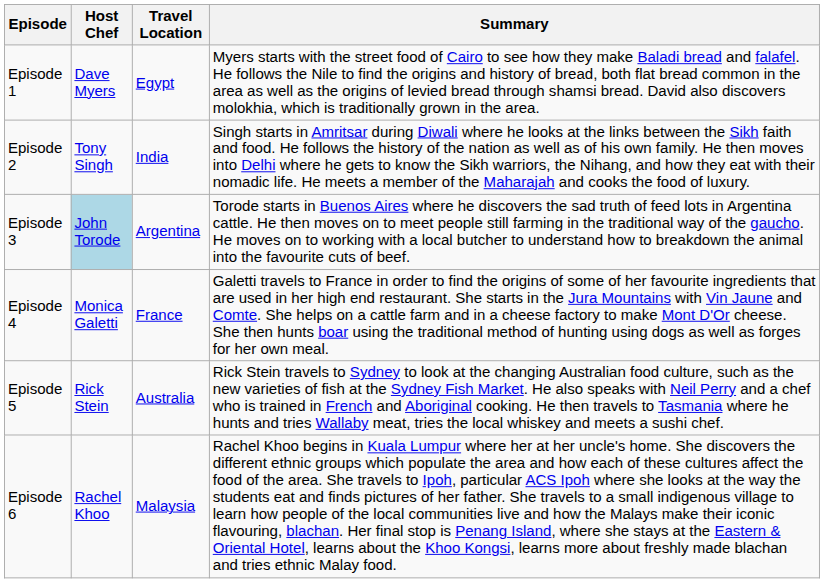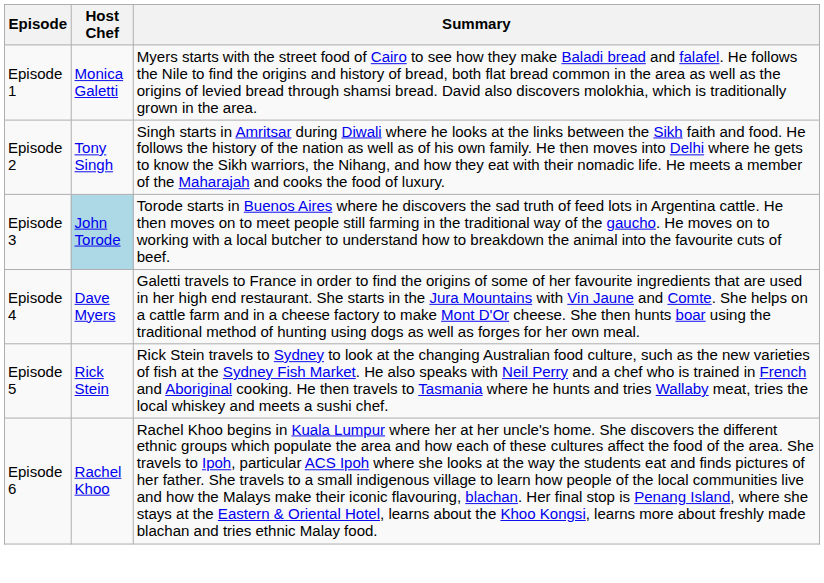- column: (171, 24)
(95, 82) Dave Myers -> (99, 82) Monica Galetti
(99, 314) Monica Galetti -> (95, 306) Dave Myers
